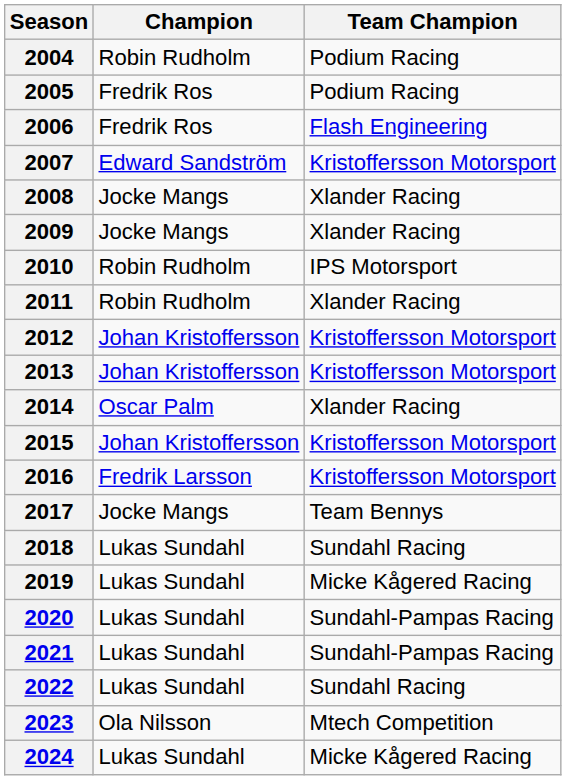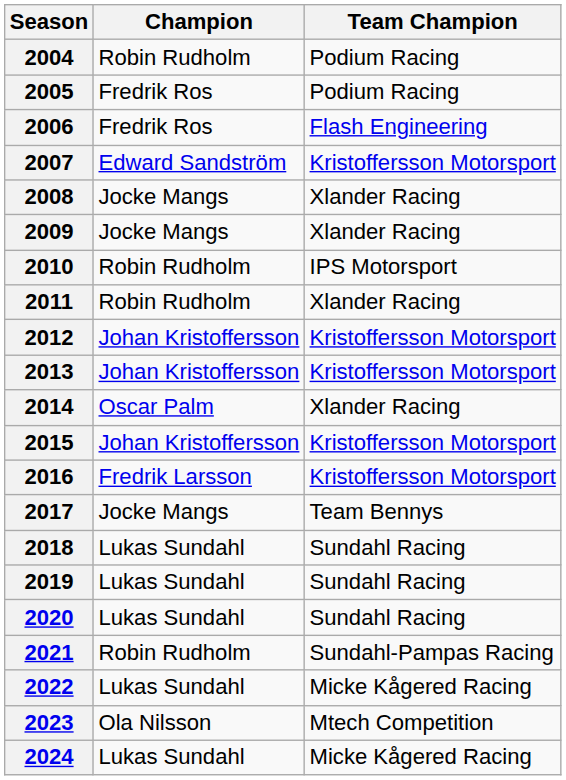(421, 582) Micke Kågered Racing -> (388, 582) Sundahl Racing
(432, 617) Sundahl-Pampas Racing -> (388, 617) Sundahl Racing
(172, 652) Lukas Sundahl -> (175, 652) Robin Rudholm
(388, 687) Sundahl Racing -> (421, 687) Micke Kågered Racing
